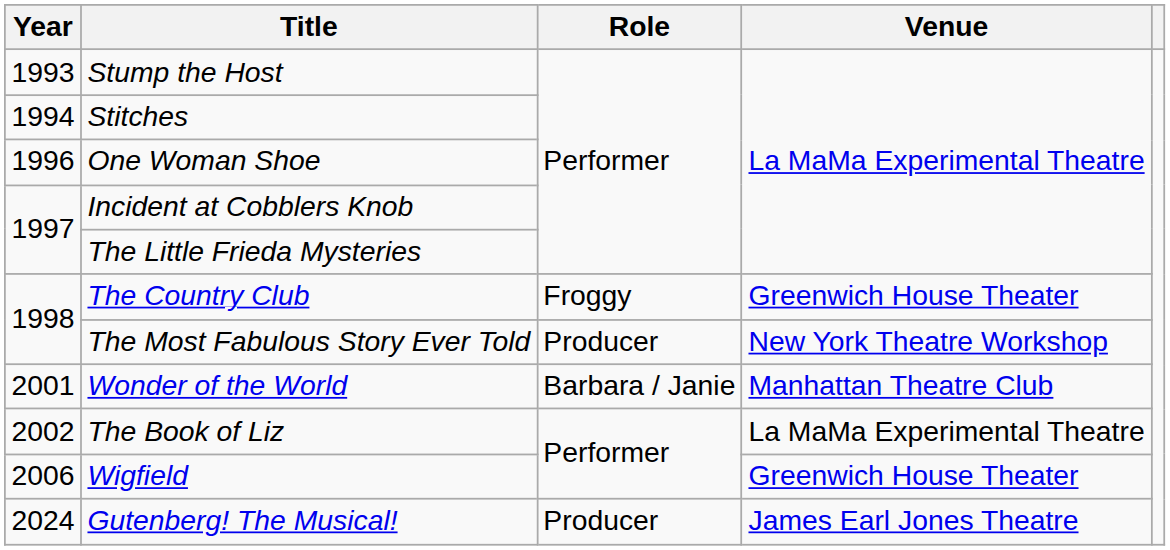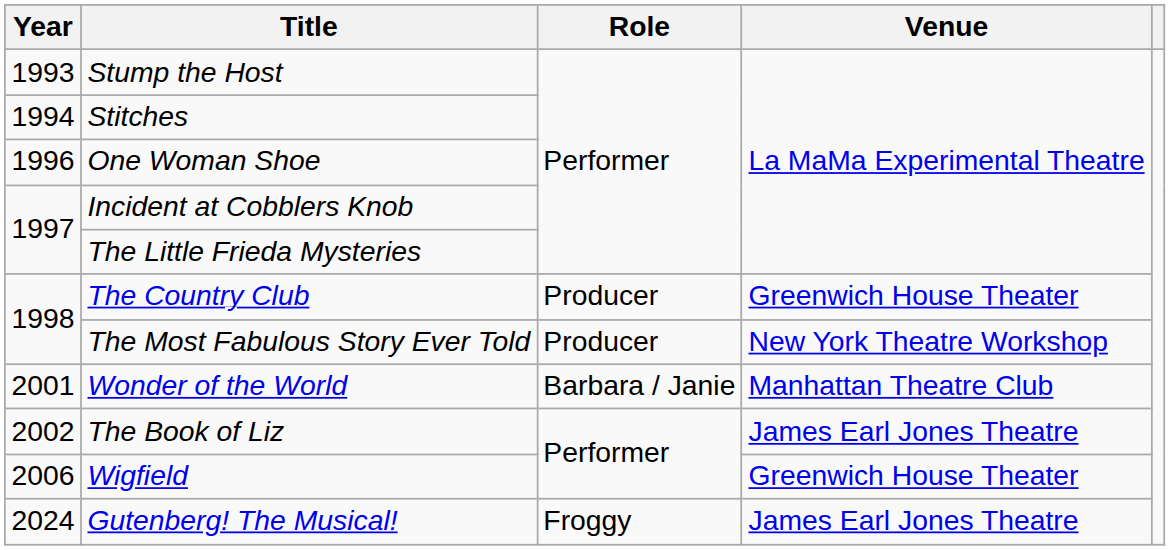(587, 296) Froggy -> (601, 296) Producer
(947, 431) La MaMa Experimental Theatre -> (914, 431) James Earl Jones Theatre
(601, 521) Producer -> (587, 521) Froggy
